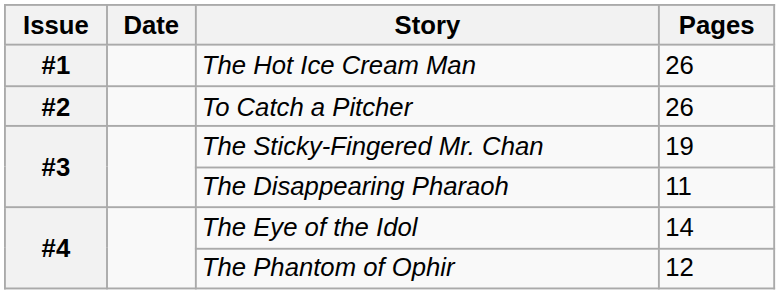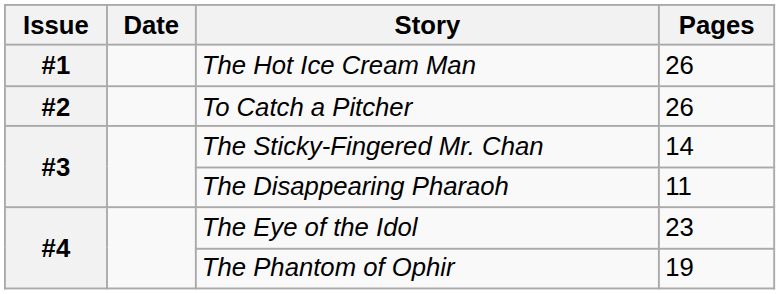(679, 146) 19 -> (679, 146) 14
(679, 227) 14 -> (679, 227) 23
(679, 268) 12 -> (679, 268) 19
